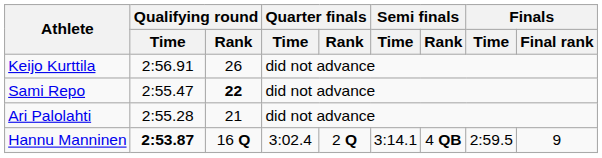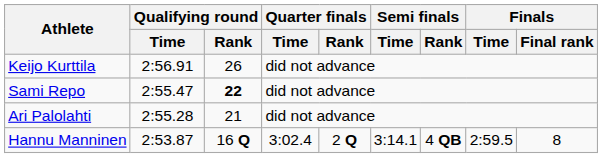(168, 140) bold -> (167, 140) normal
(557, 140) 9 -> (557, 140) 8
